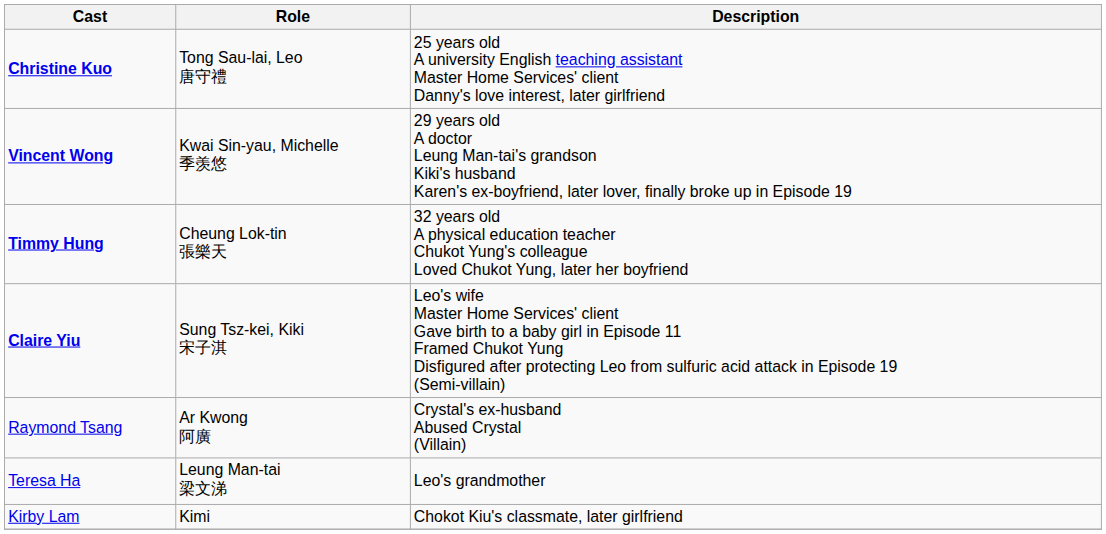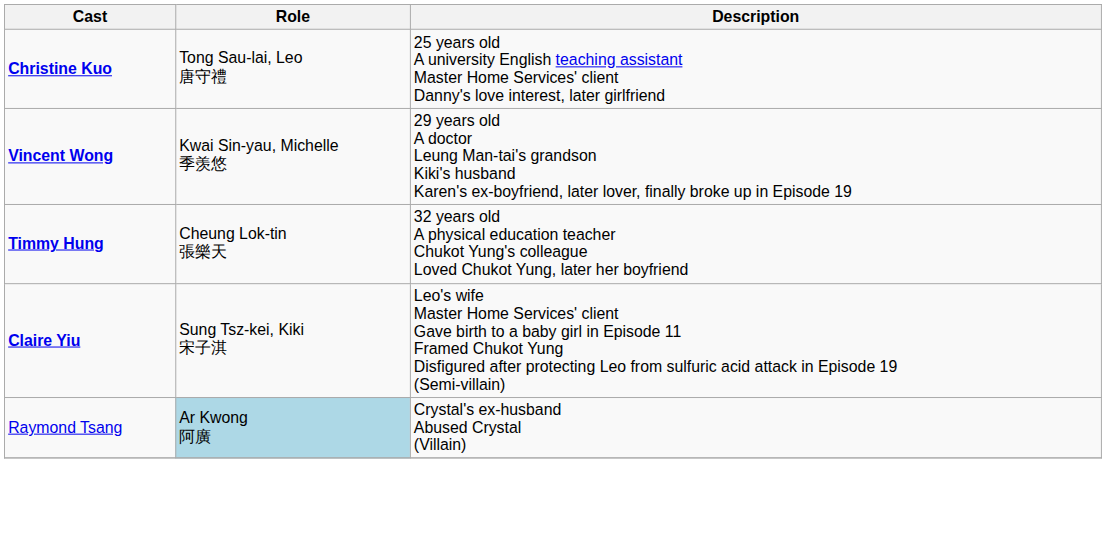(214, 426) no background -> (214, 426) lightblue background
- row: (44, 481)
- row: (44, 516)
